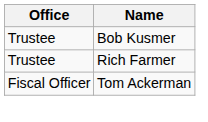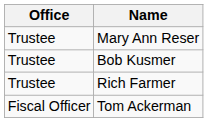+ row: (148, 38)
